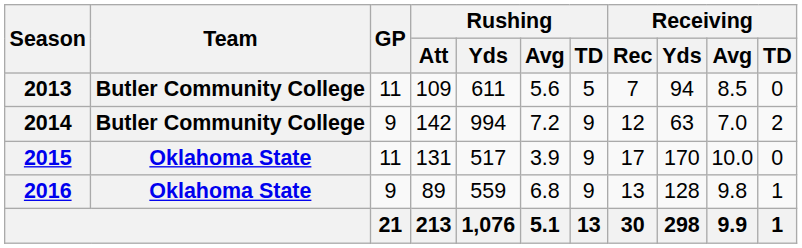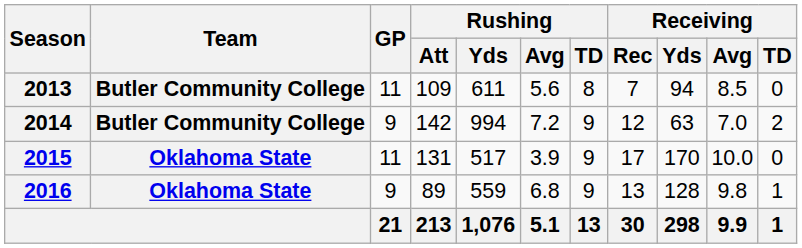(589, 89) 5 -> (589, 89) 8
